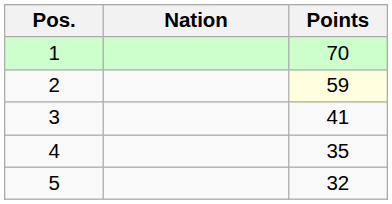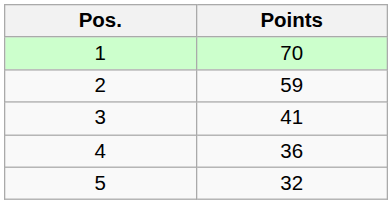- column: (196, 20)
(338, 85) lightyellow background -> (292, 85) no background
(338, 150) 35 -> (292, 150) 36
